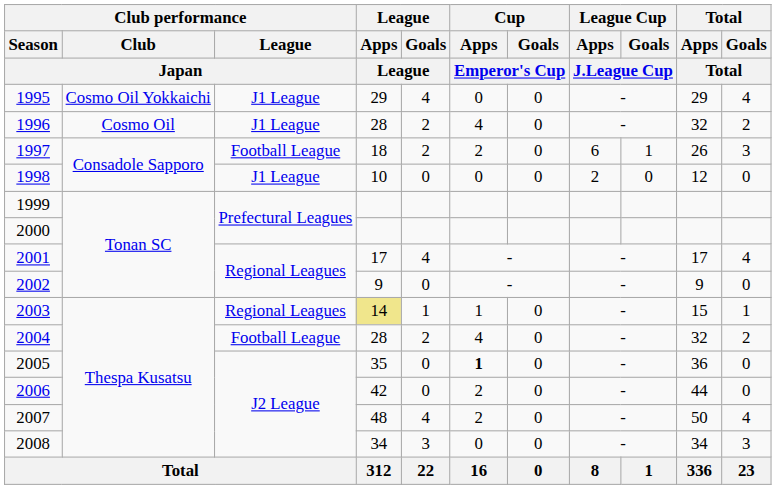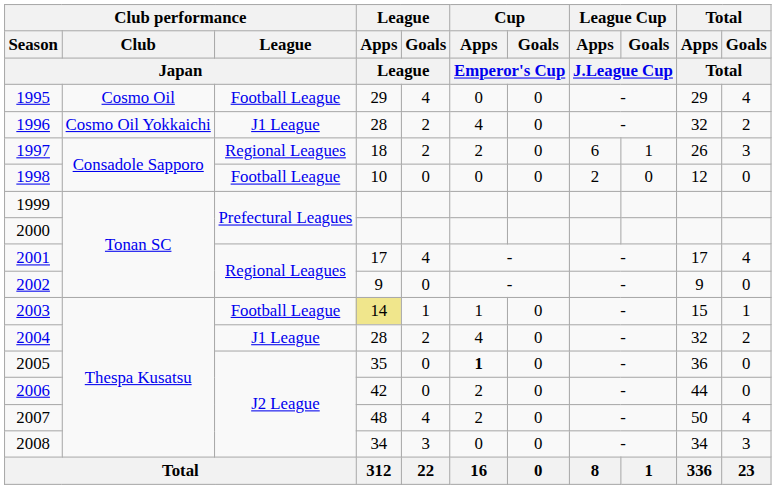(138, 97) Cosmo Oil Yokkaichi -> (138, 97) Cosmo Oil
(285, 97) J1 League -> (285, 97) Football League
(138, 124) Cosmo Oil -> (138, 124) Cosmo Oil Yokkaichi
(285, 151) Football League -> (285, 151) Regional Leagues
(285, 177) J1 League -> (285, 177) Football League
(285, 310) Regional Leagues -> (285, 310) Football League
(285, 337) Football League -> (285, 337) J1 League
